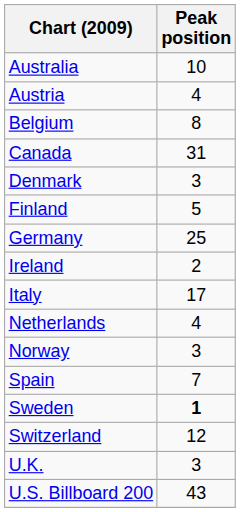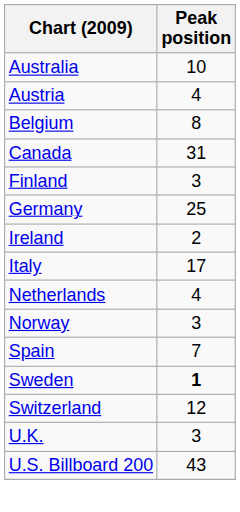- row: (45, 180)
(196, 209) 5 -> (196, 180) 3
